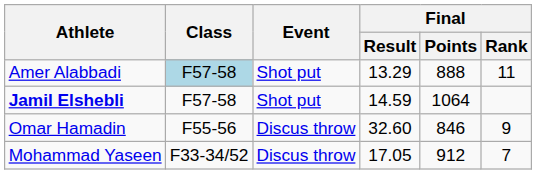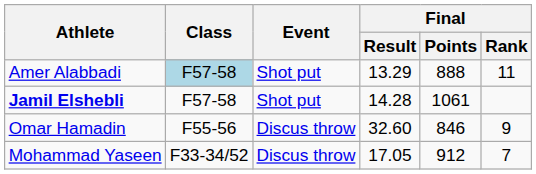(390, 101) 14.59 -> (390, 101) 14.28
(451, 101) 1064 -> (451, 101) 1061
